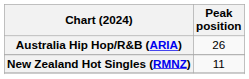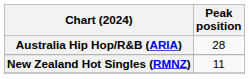(219, 45) 26 -> (219, 45) 28
